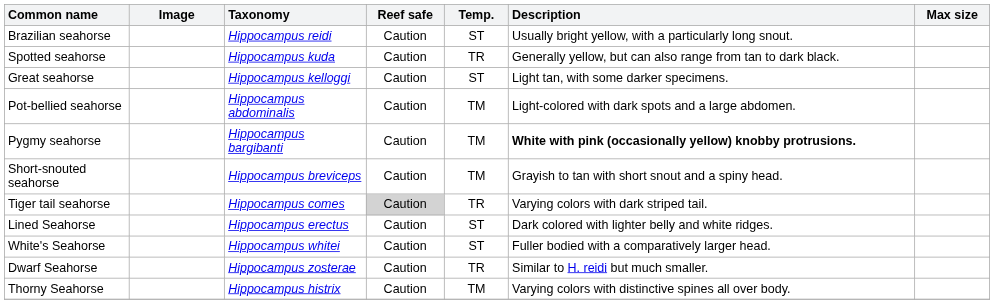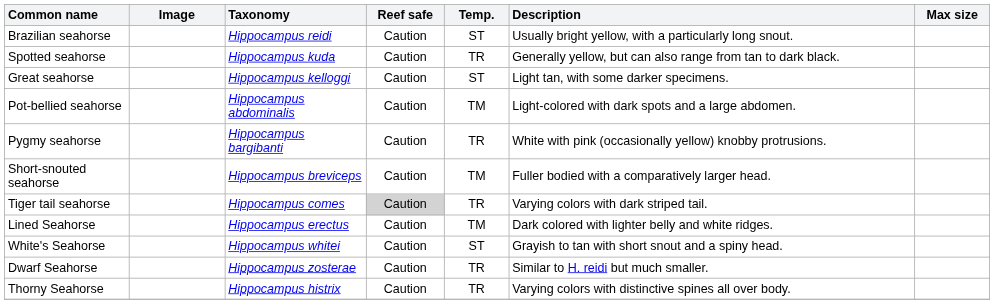(476, 141) TM -> (477, 141) TR
(684, 141) bold -> (669, 141) normal
(647, 176) Grayish to tan with short snout and a spiny head. -> (642, 176) Fuller bodied with a comparatively larger head.
(476, 225) ST -> (477, 225) TM
(641, 246) Fuller bodied with a comparatively larger head. -> (648, 246) Grayish to tan with short snout and a spiny head.
(476, 288) TM -> (477, 288) TR
